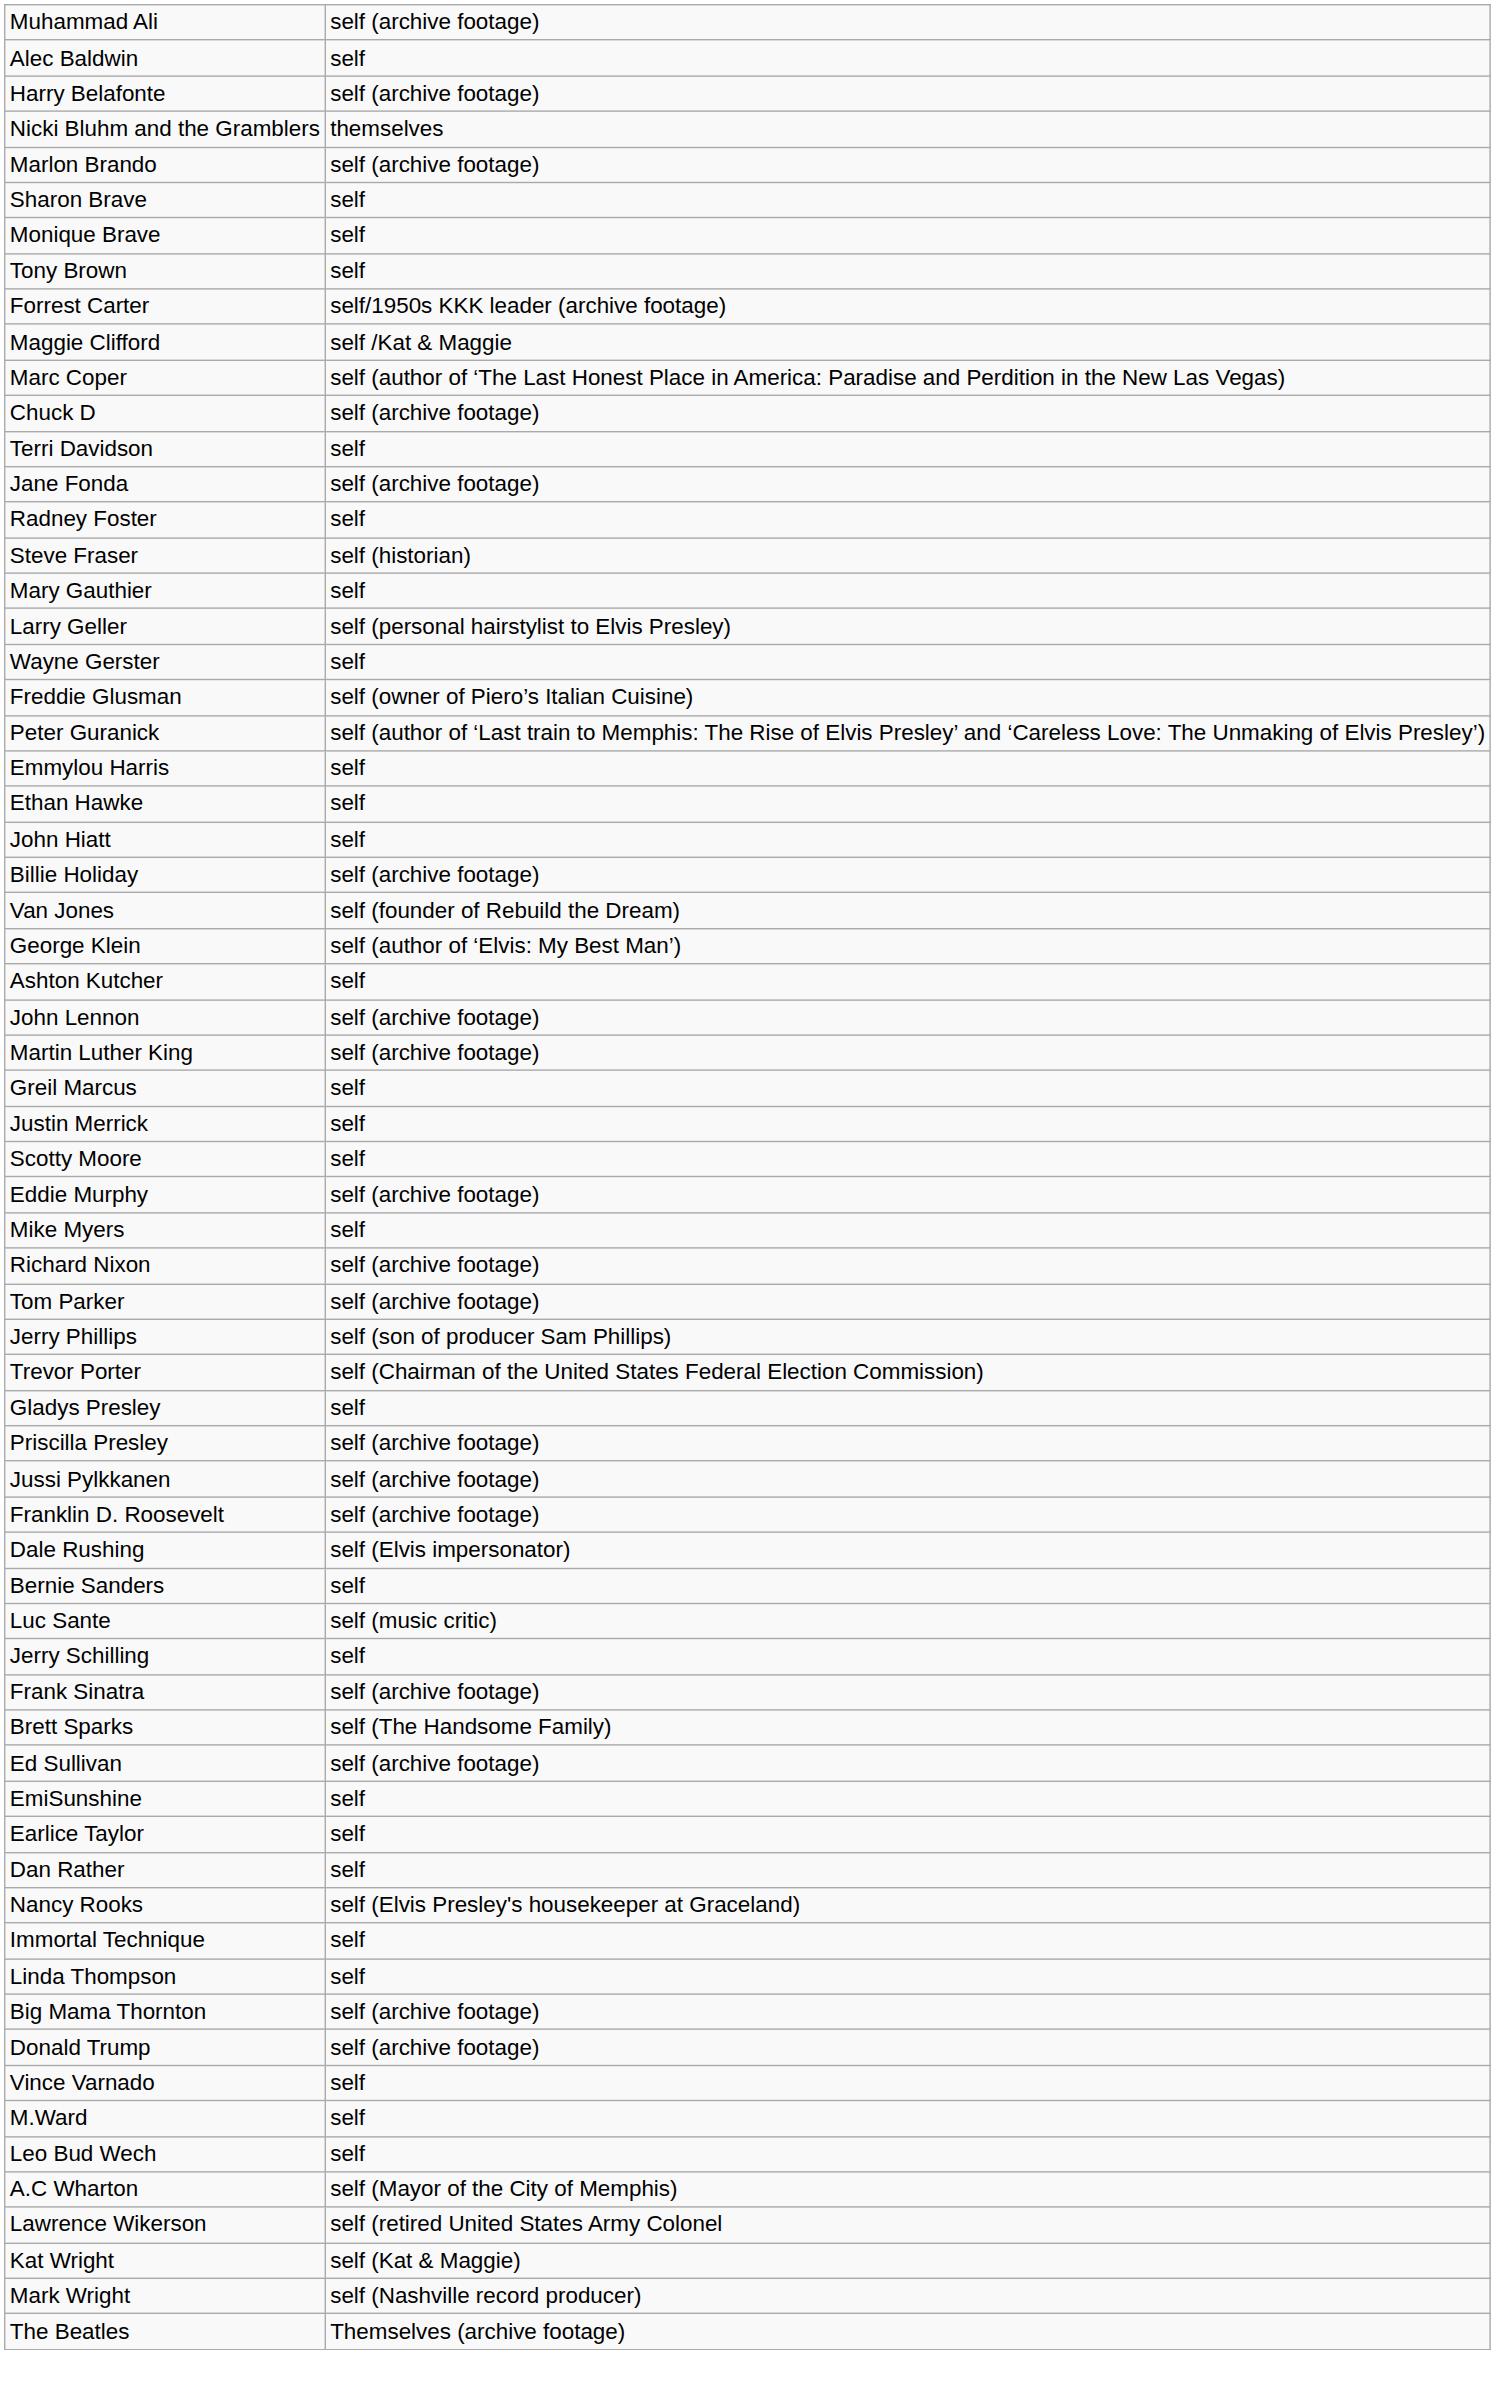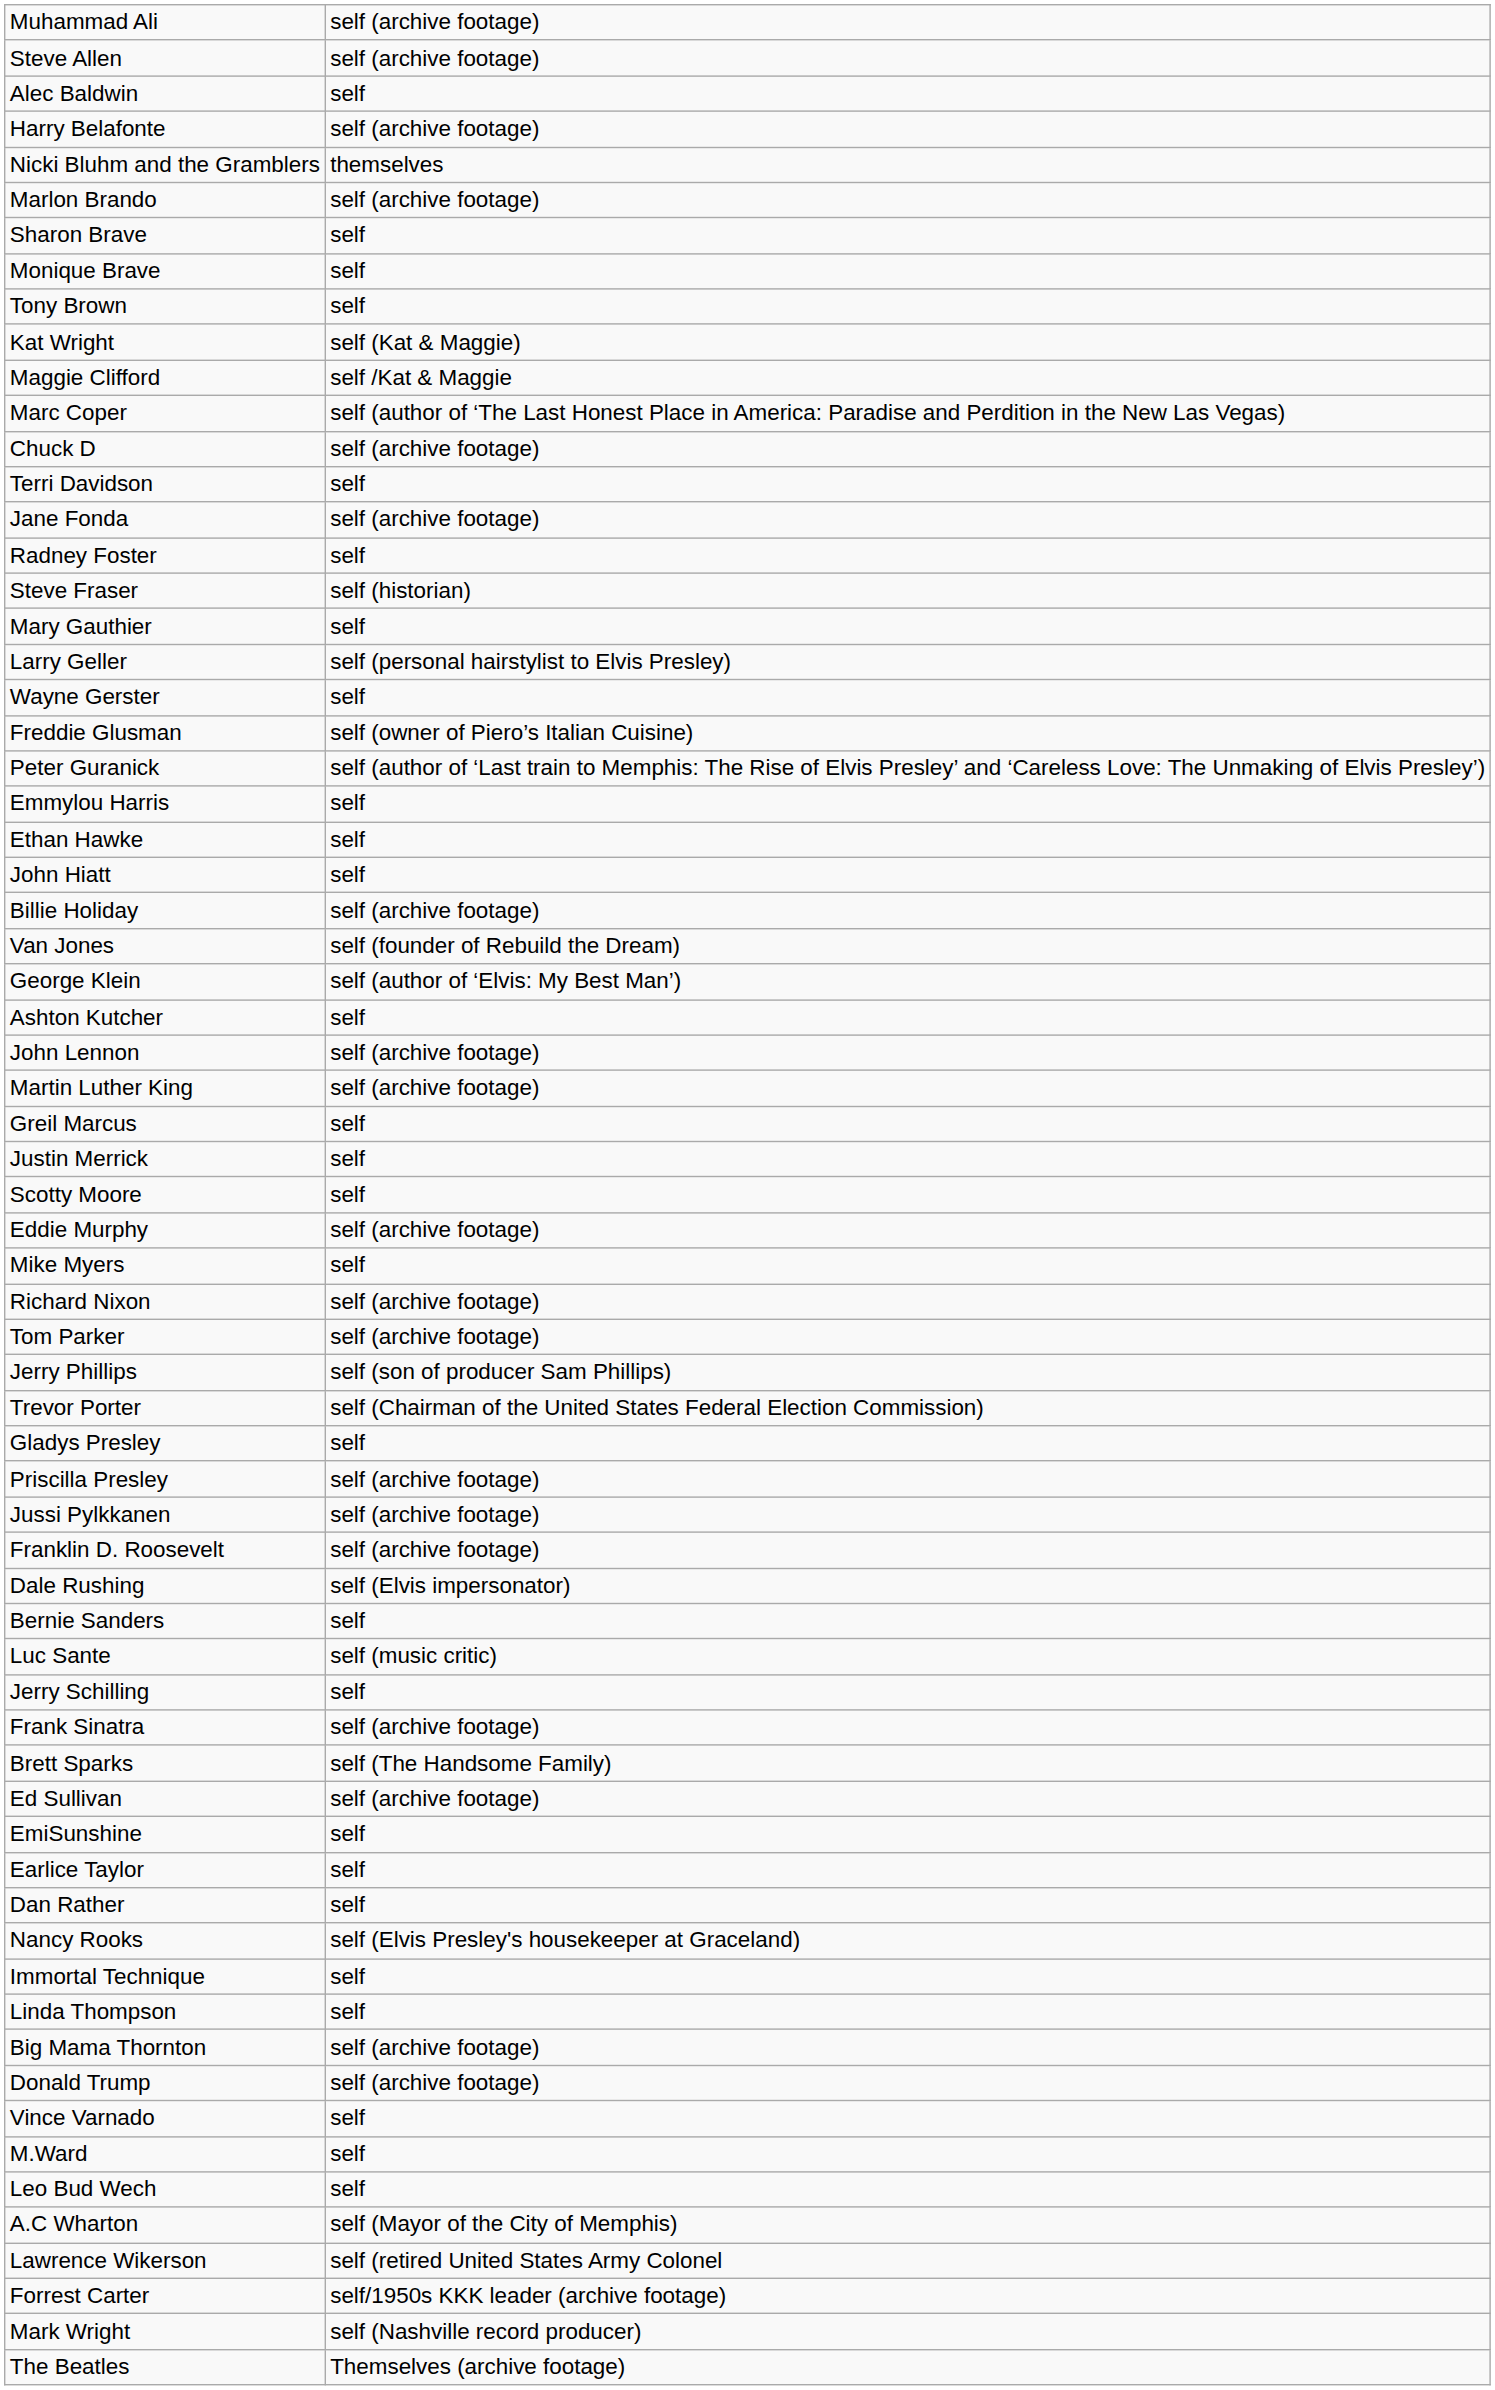+ row: (66, 57)
rows swapped: (80, 306) <-> (62, 2260)
